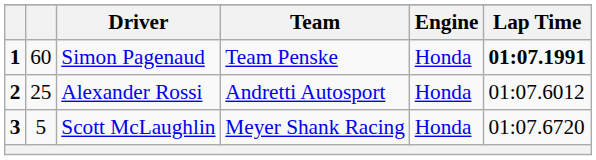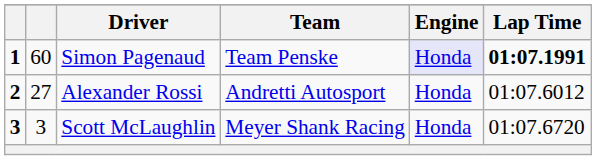(443, 57) no background -> (443, 57) lavender background
(41, 92) 25 -> (41, 92) 27
(41, 127) 5 -> (41, 127) 3
